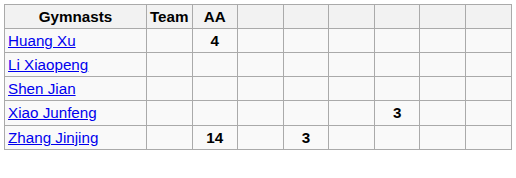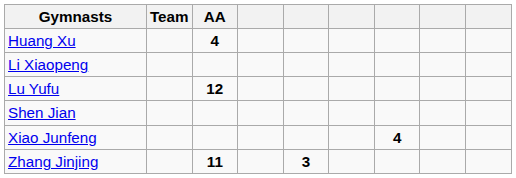+ row: (34, 89)
(397, 113) 3 -> (397, 137) 4
(215, 137) 14 -> (215, 161) 11
